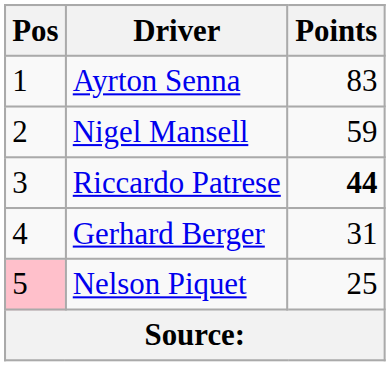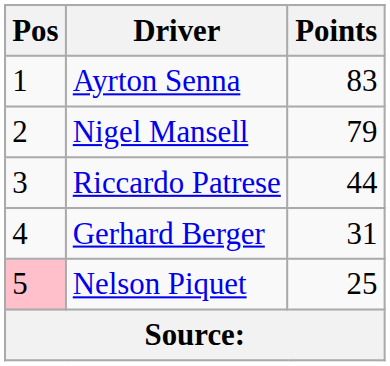(362, 131) 59 -> (362, 131) 79
(362, 182) bold -> (362, 182) normal
